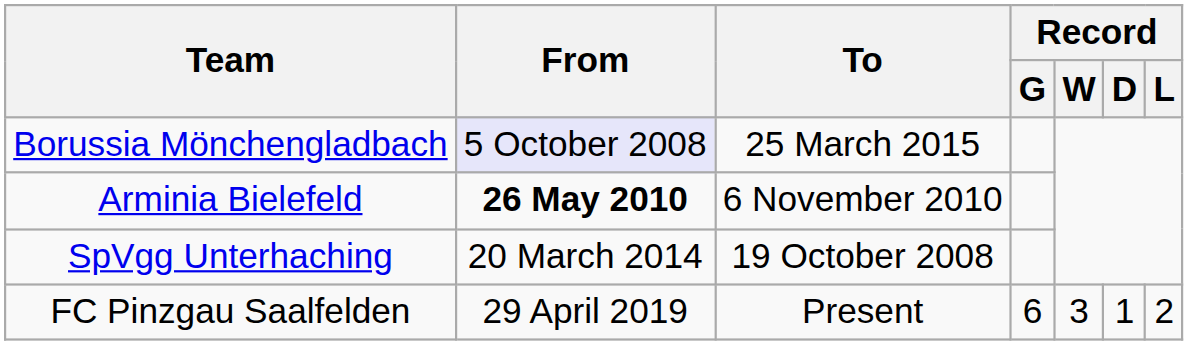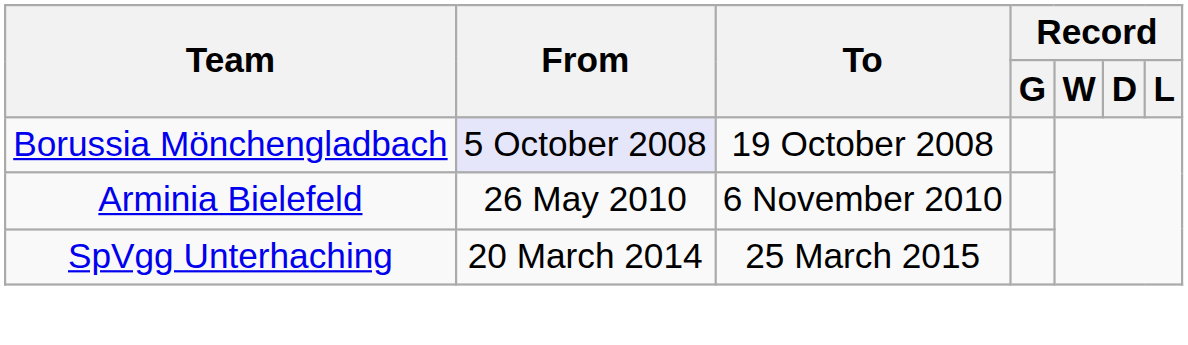(863, 144) 25 March 2015 -> (863, 144) 19 October 2008
(585, 199) bold -> (585, 199) normal
(863, 255) 19 October 2008 -> (863, 255) 25 March 2015
- row: (230, 311)
